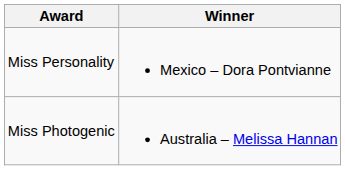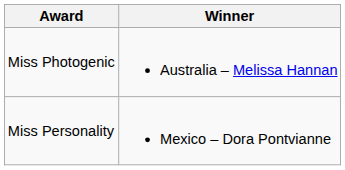rows swapped: (61, 131) <-> (61, 62)
